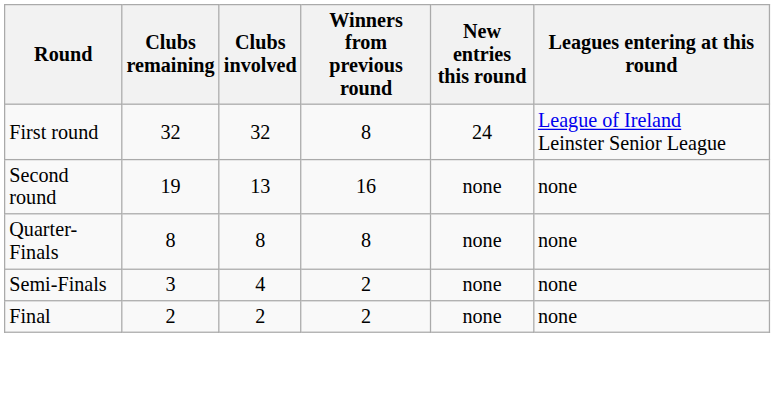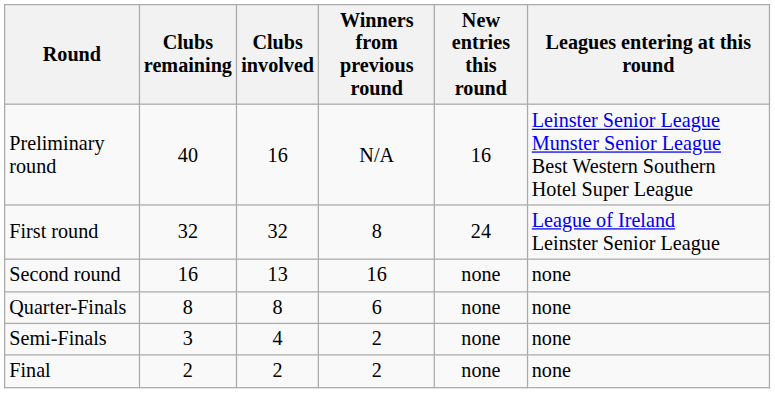+ row: (57, 154)
(171, 186) 19 -> (188, 275) 16
(366, 241) 8 -> (377, 307) 6
